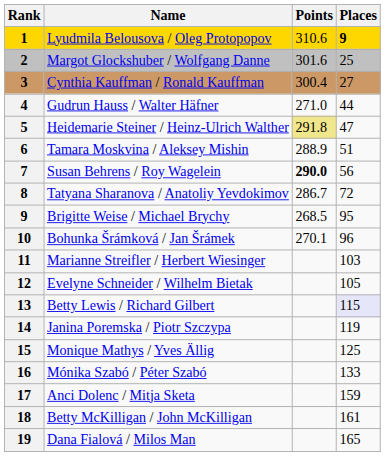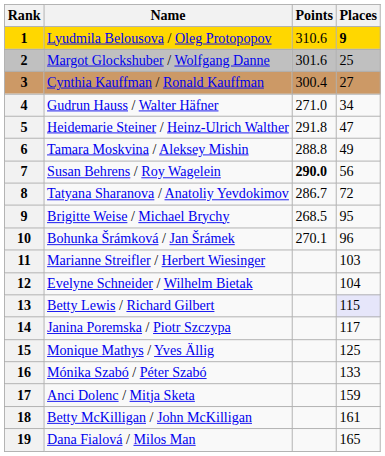(346, 104) 44 -> (346, 104) 34
(311, 127) khaki background -> (311, 127) no background
(311, 149) 288.9 -> (311, 149) 288.8
(346, 149) 51 -> (346, 149) 49
(350, 283) 105 -> (350, 283) 104
(350, 328) 119 -> (350, 328) 117
